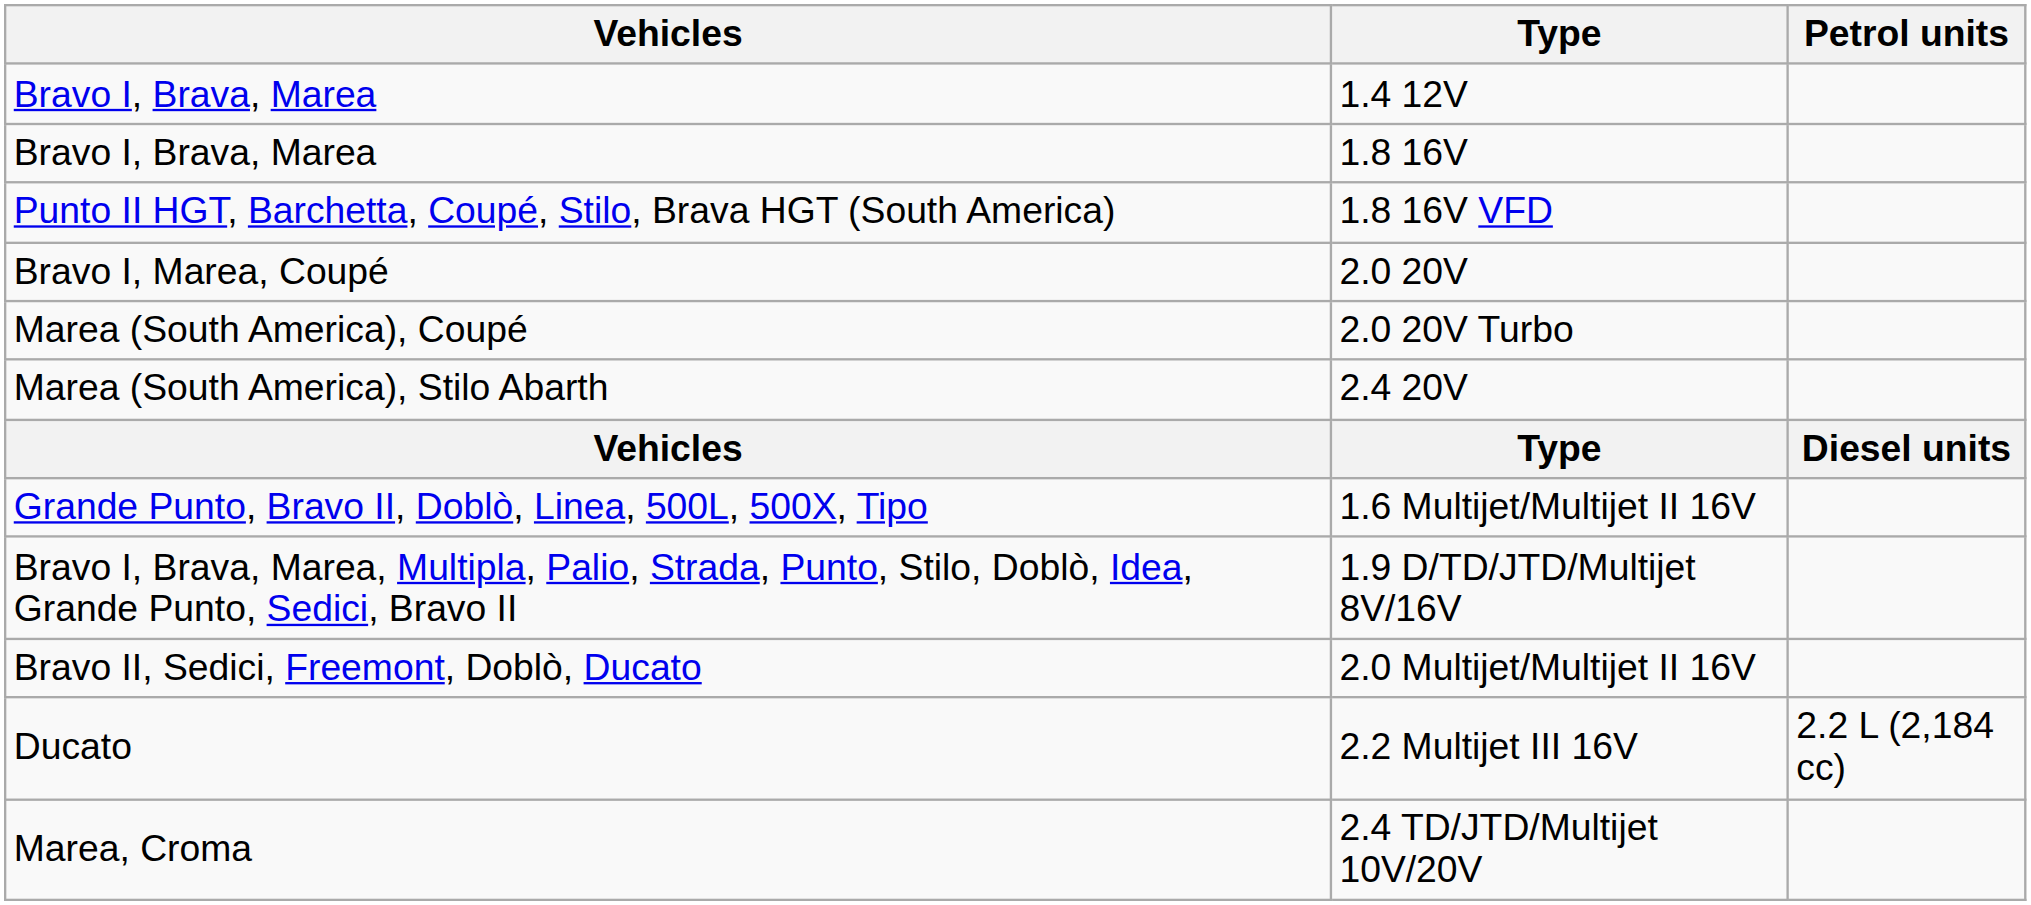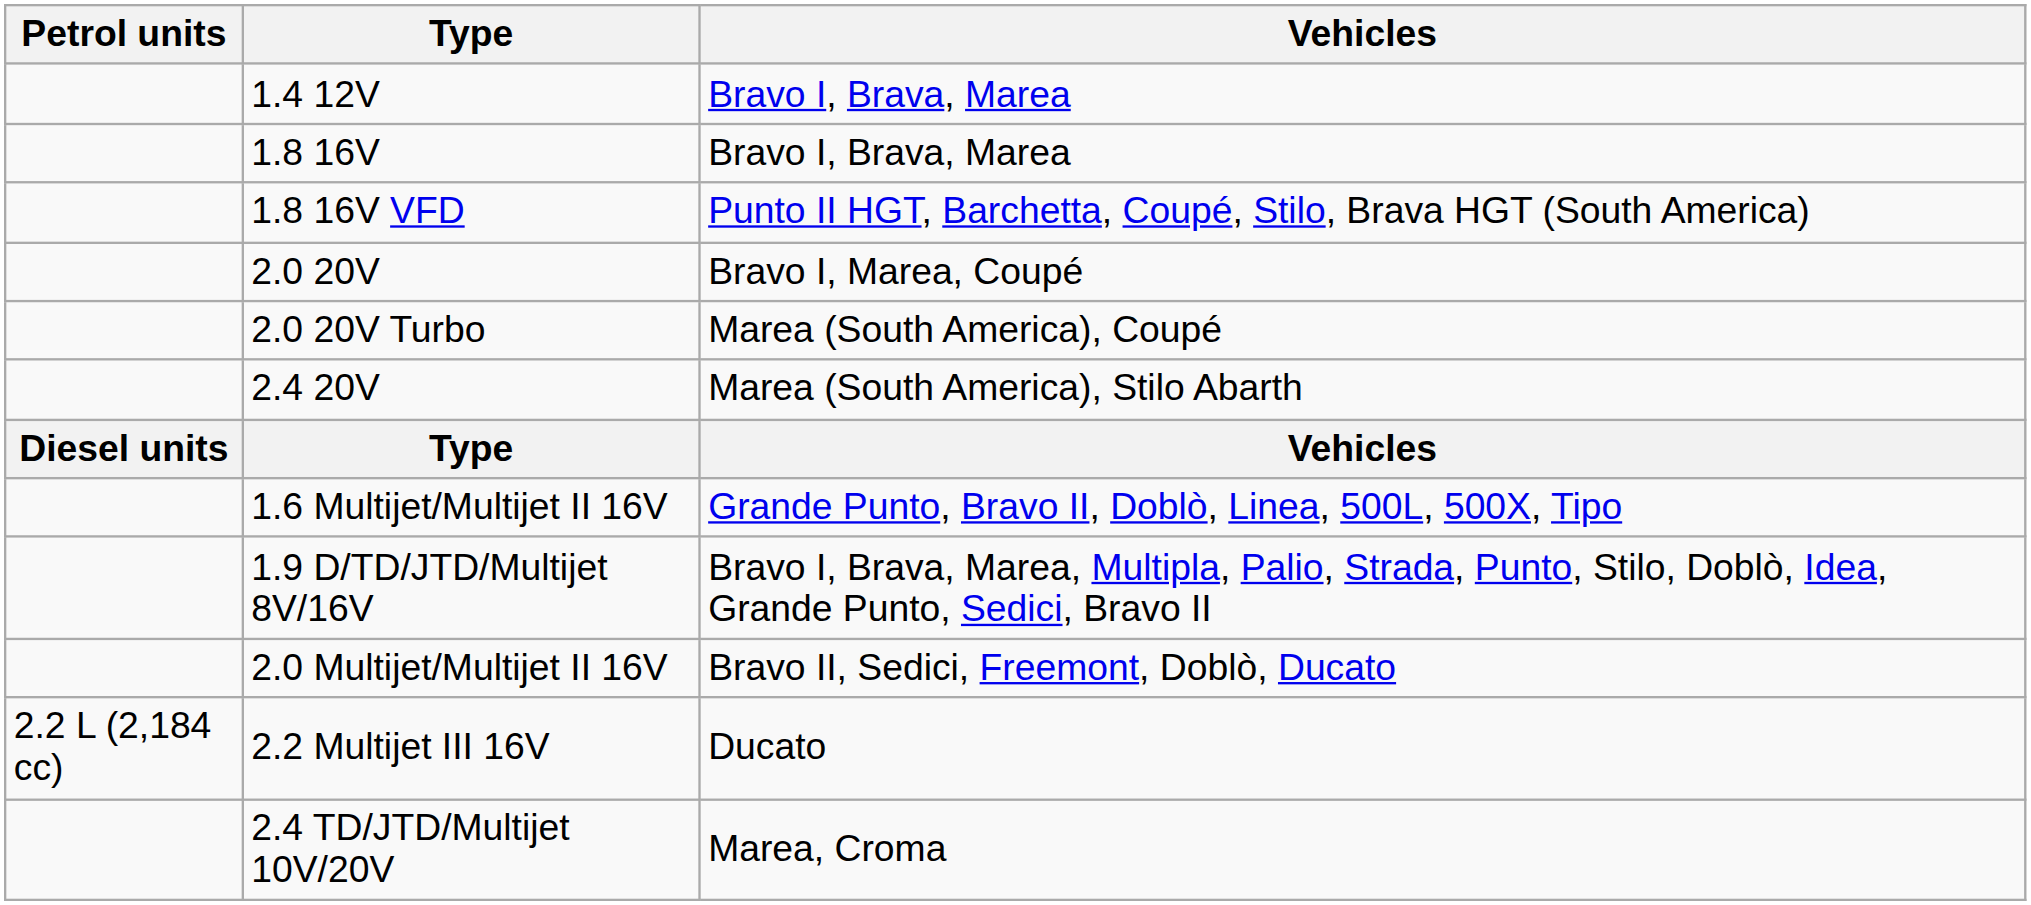columns swapped: (1906, 34) <-> (668, 34)
